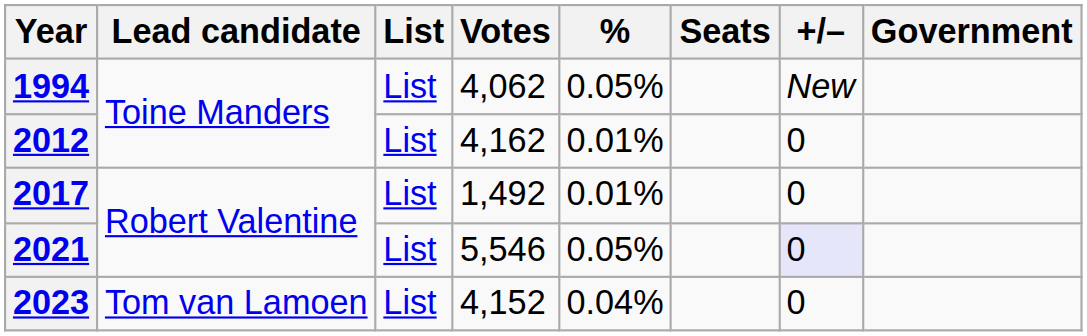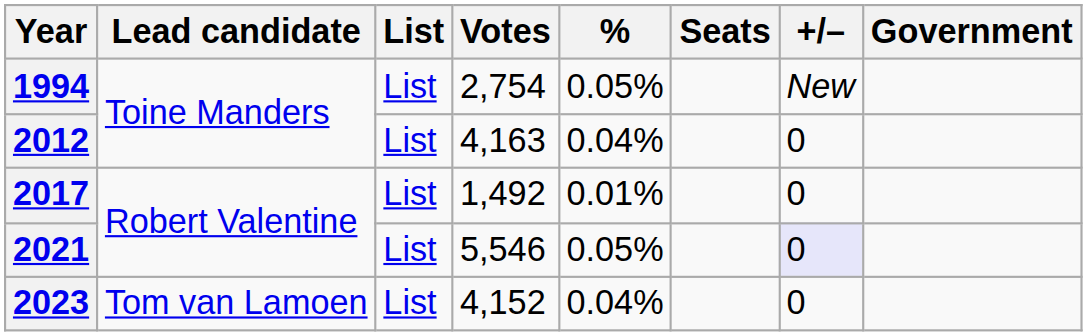(503, 85) 4,062 -> (503, 85) 2,754
(503, 140) 4,162 -> (503, 140) 4,163
(615, 140) 0.01% -> (615, 140) 0.04%
